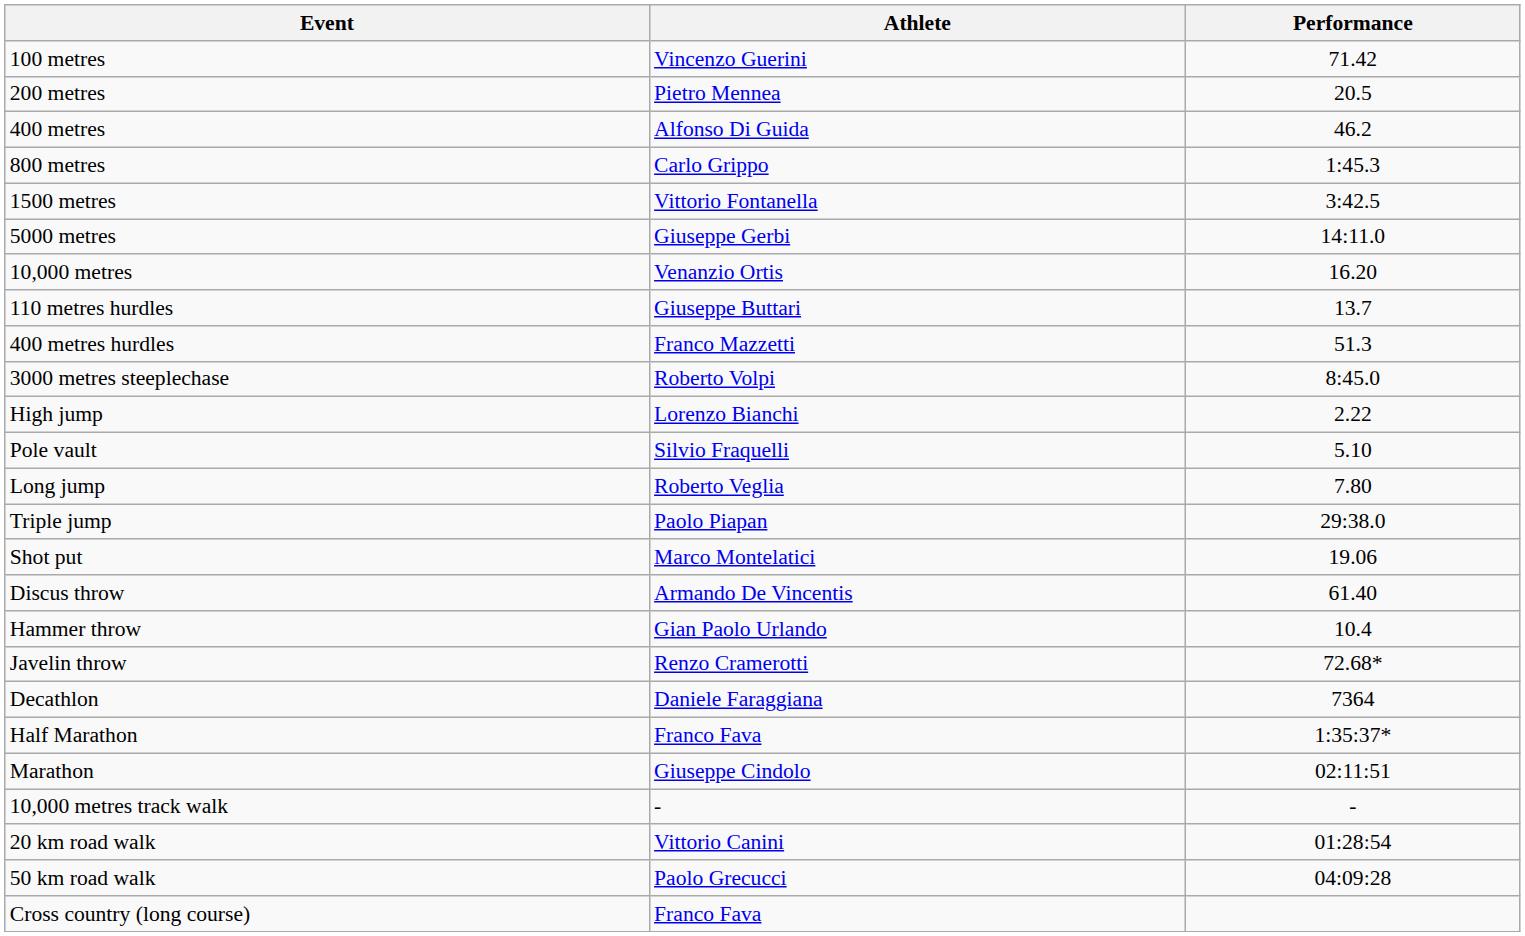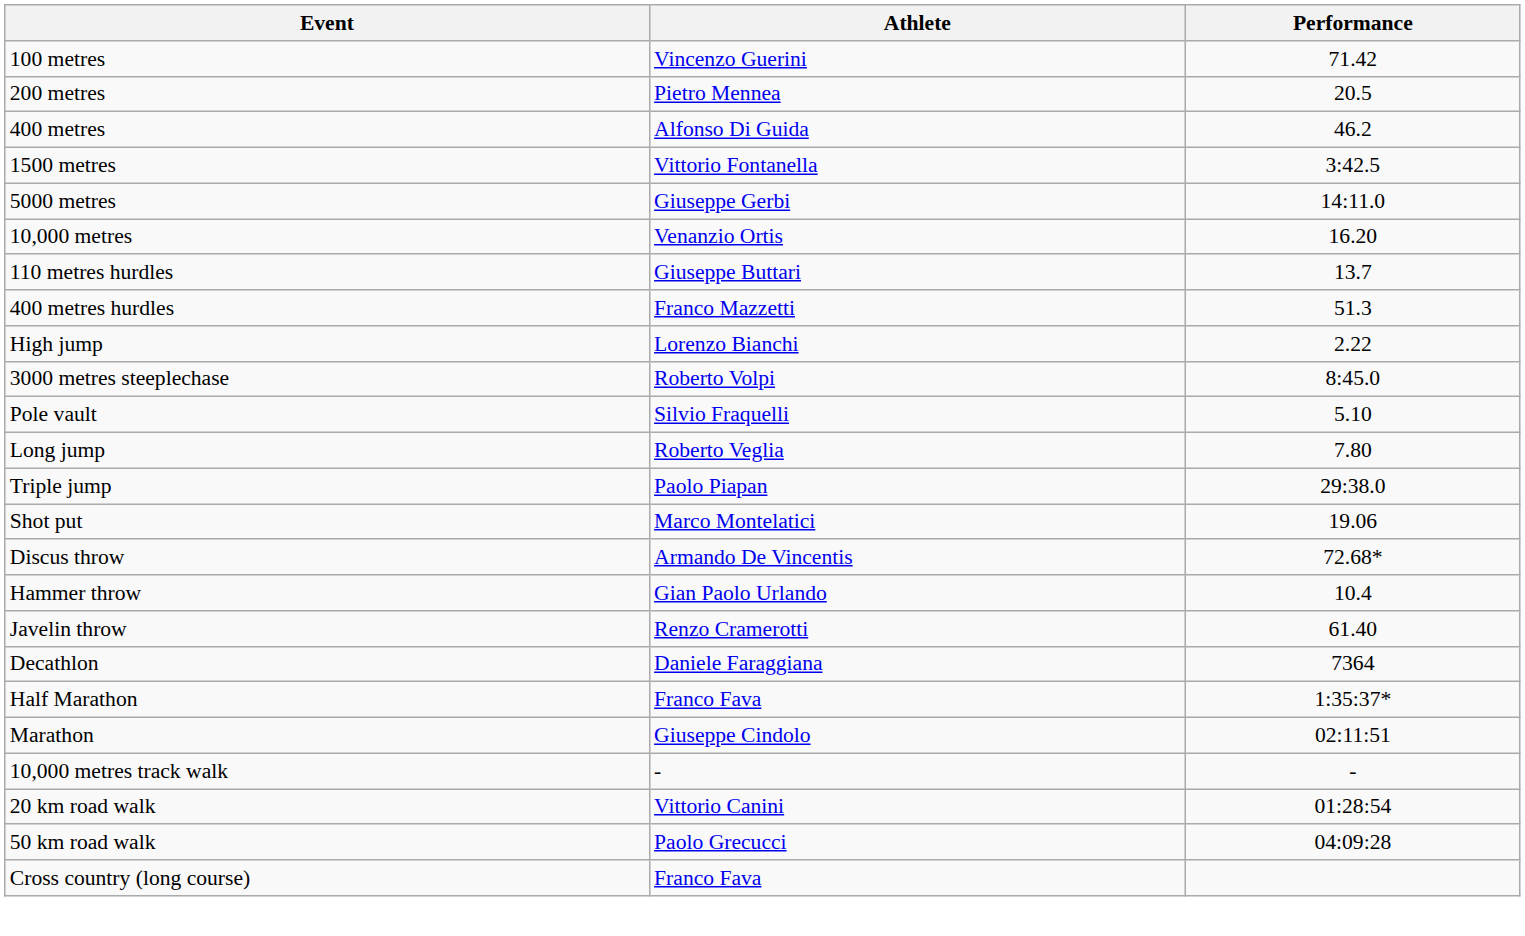- row: (57, 165)
rows swapped: (120, 378) <-> (56, 414)
(1353, 592) 61.40 -> (1353, 557) 72.68*
(1353, 663) 72.68* -> (1353, 628) 61.40
